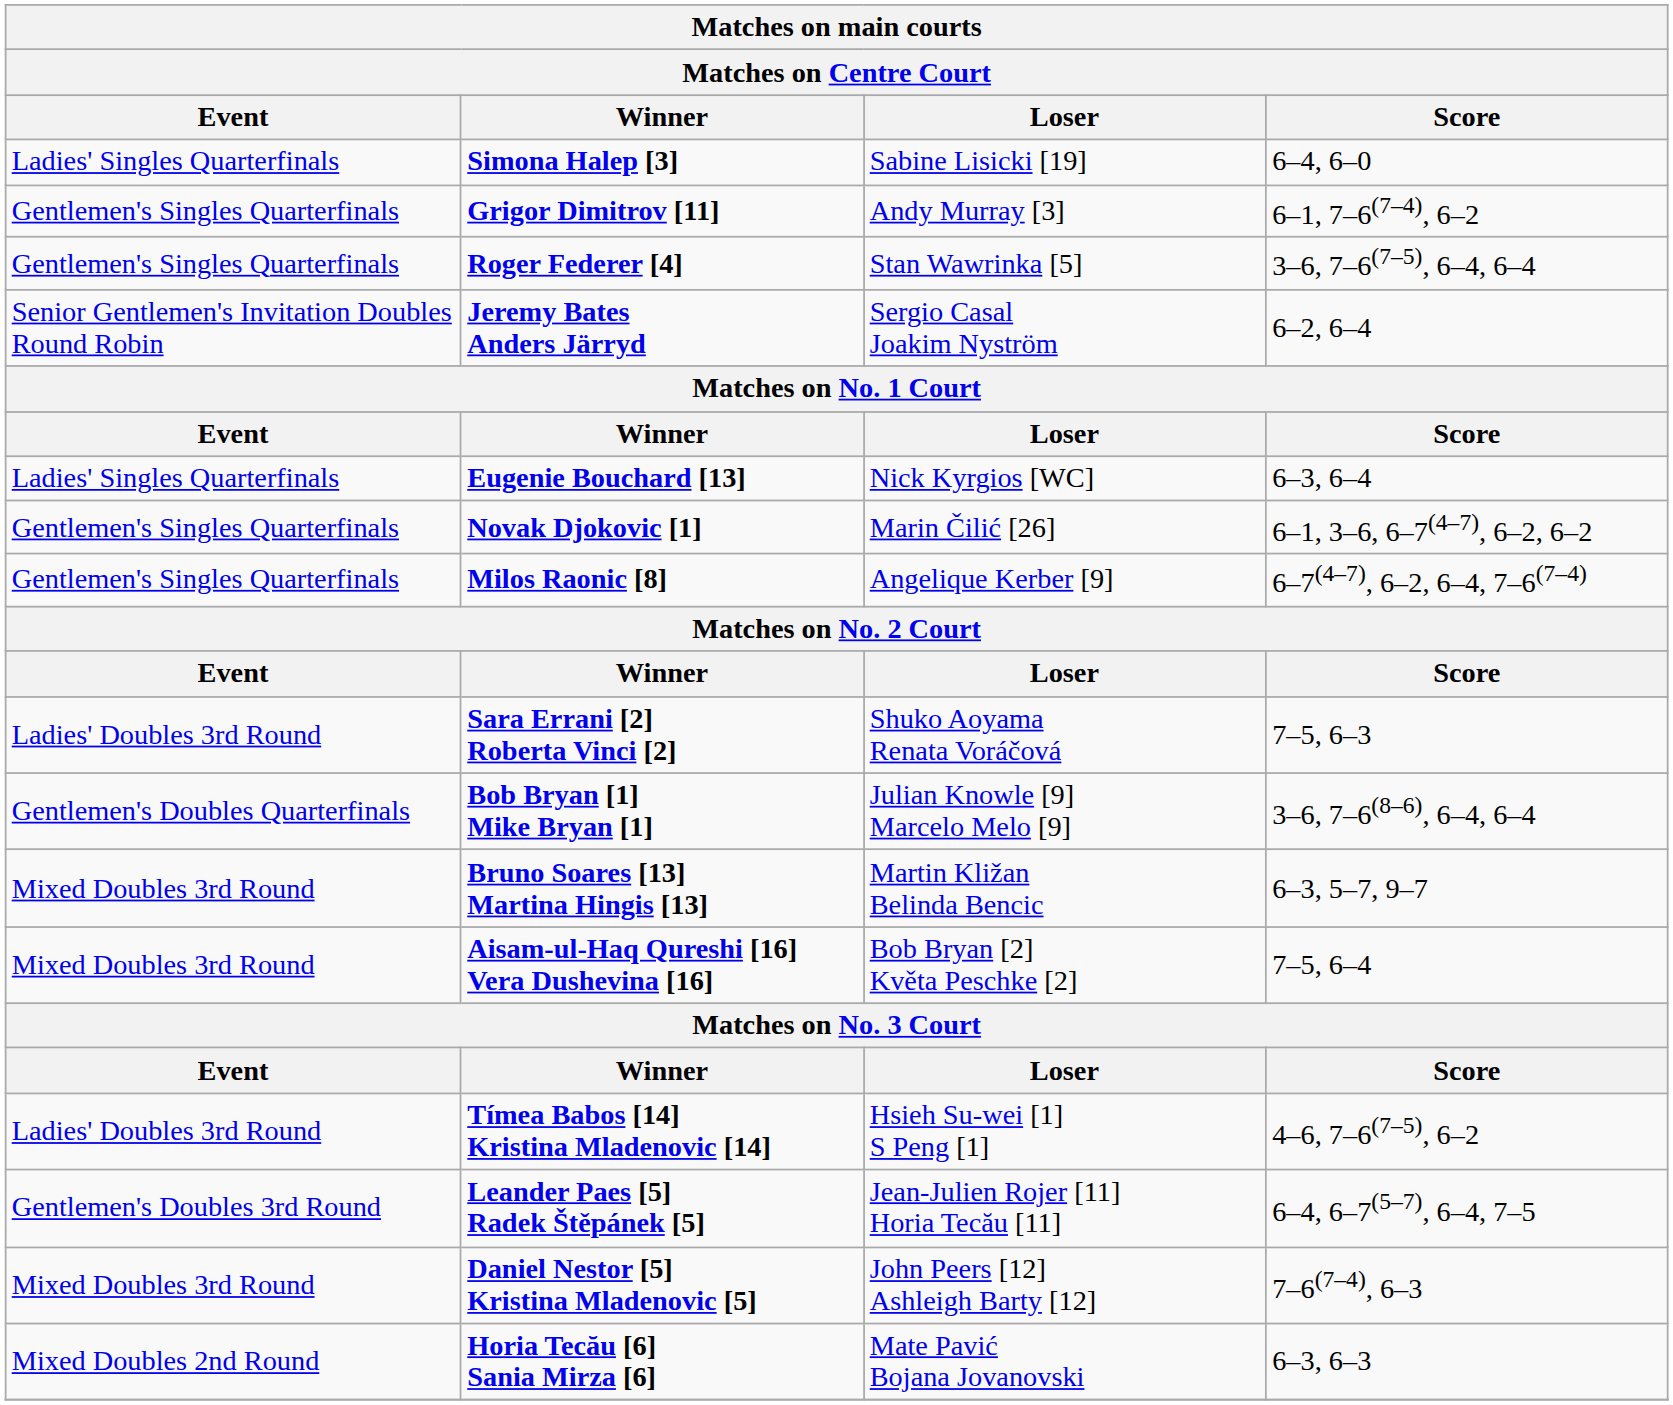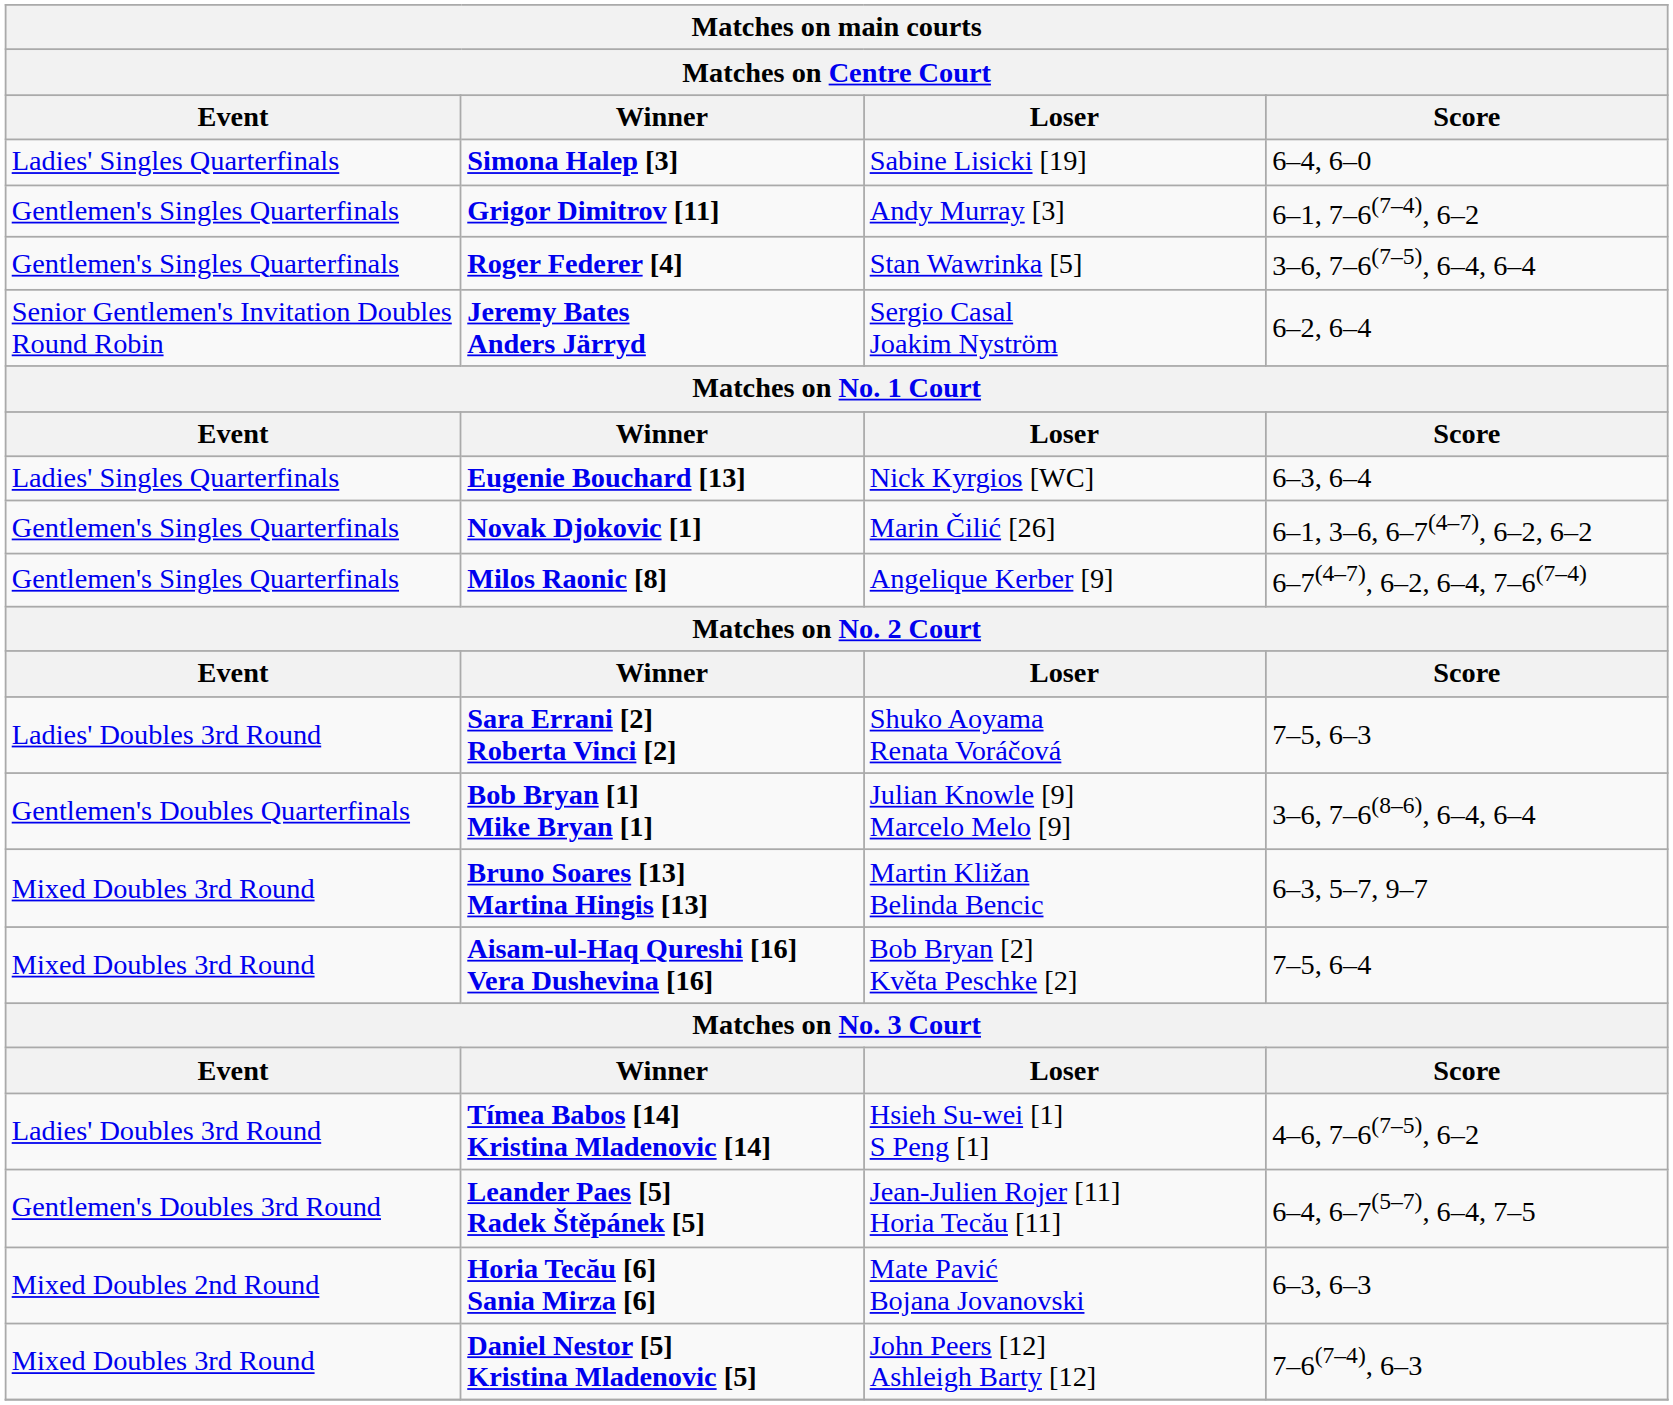rows swapped: (612, 1284) <-> (562, 1361)
